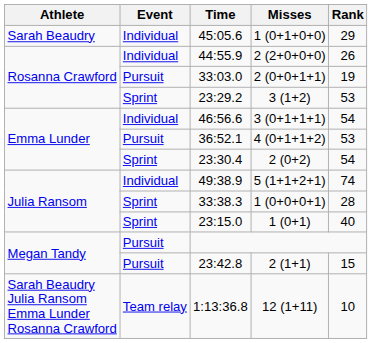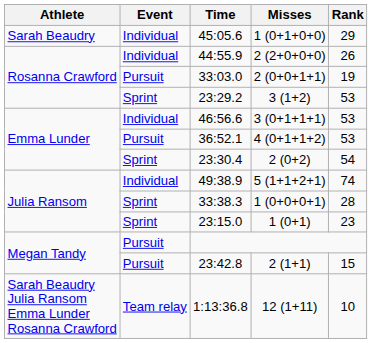(348, 119) 54 -> (348, 119) 53
(348, 222) 40 -> (348, 222) 23
